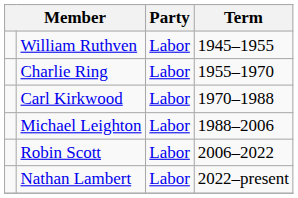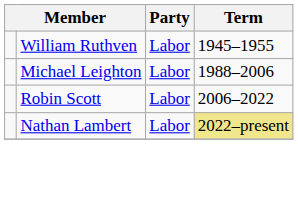- row: (64, 71)
- row: (72, 98)
(243, 179) no background -> (243, 125) khaki background
